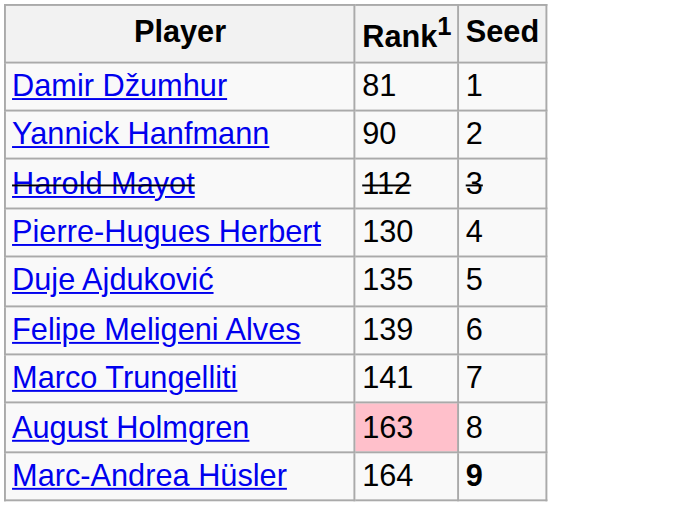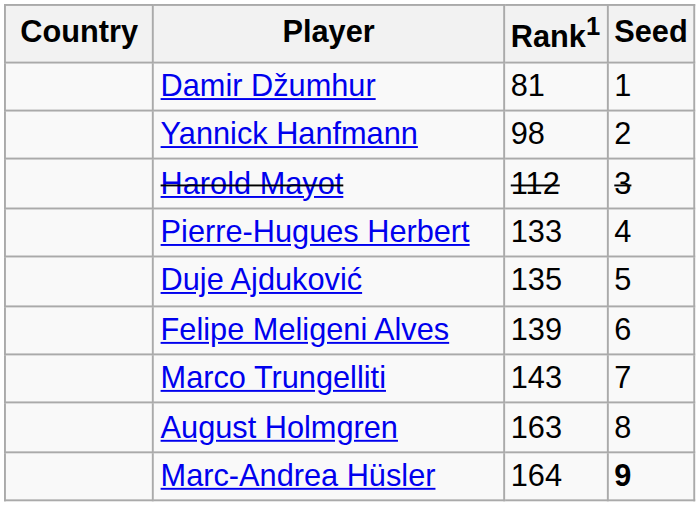+ column: (79, 32)
(379, 134) 90 -> (528, 134) 98
(388, 232) 130 -> (536, 232) 133
(388, 378) 141 -> (536, 378) 143
(388, 426) pink background -> (536, 426) no background
